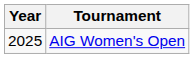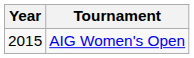(25, 41) 2025 -> (25, 41) 2015
